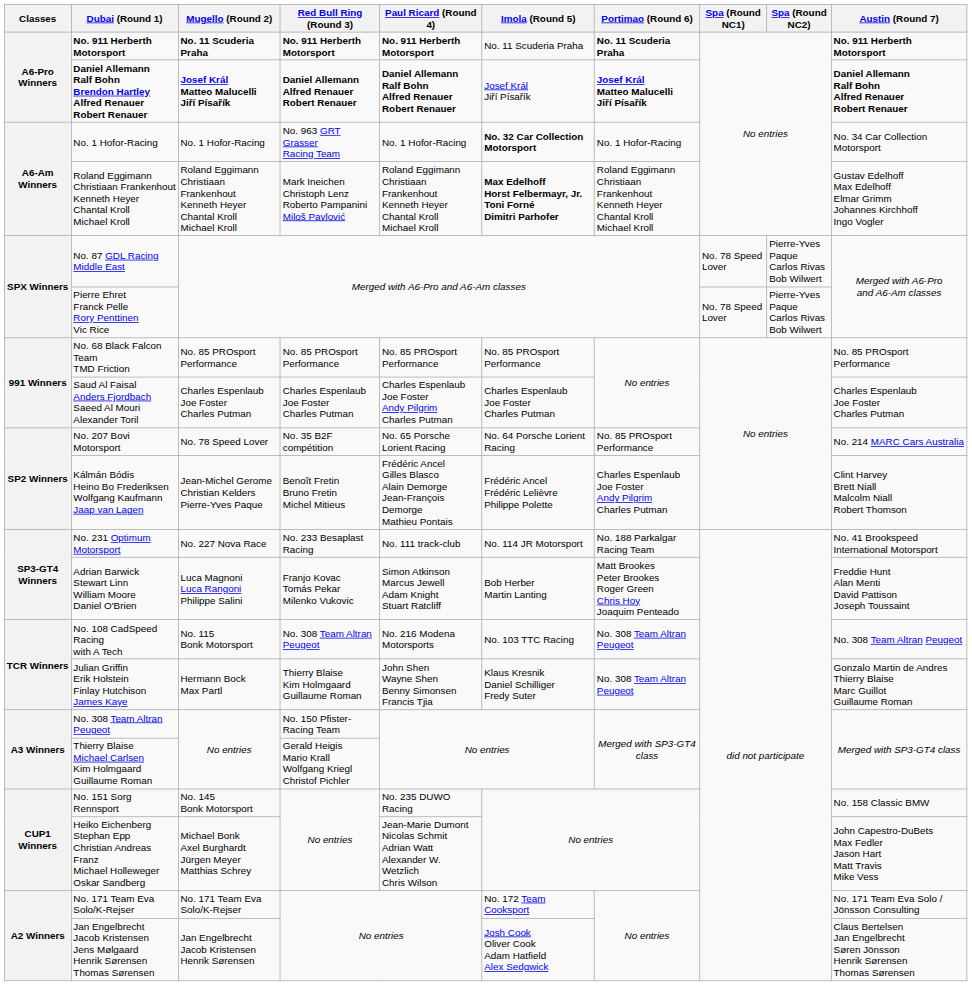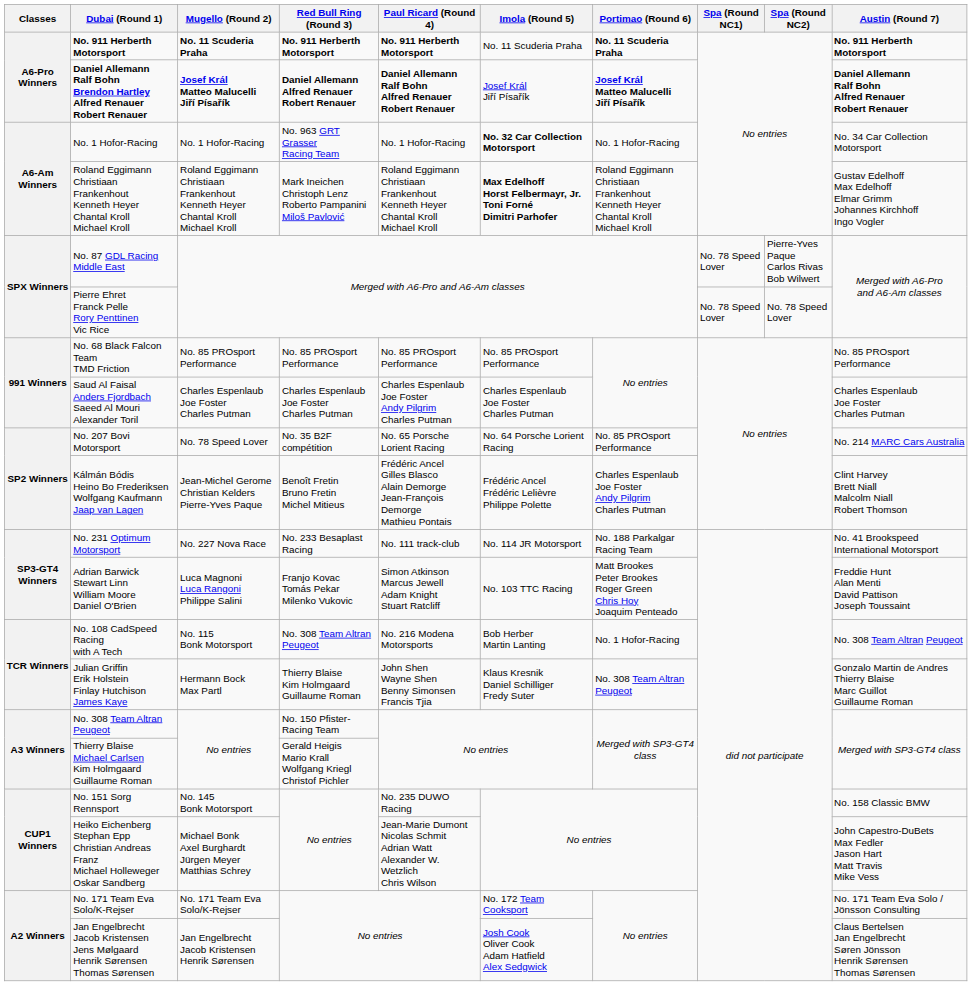(797, 312) Pierre-Yves Paque Carlos Rivas Bob Wilwert -> (797, 312) No. 78 Speed Lover
(515, 588) Bob Herber Martin Lanting -> (528, 588) No. 103 TTC Racing
(529, 639) No. 103 TTC Racing -> (514, 639) Bob Herber Martin Lanting
(641, 639) No. 308 Team Altran Peugeot -> (637, 639) No. 1 Hofor-Racing
